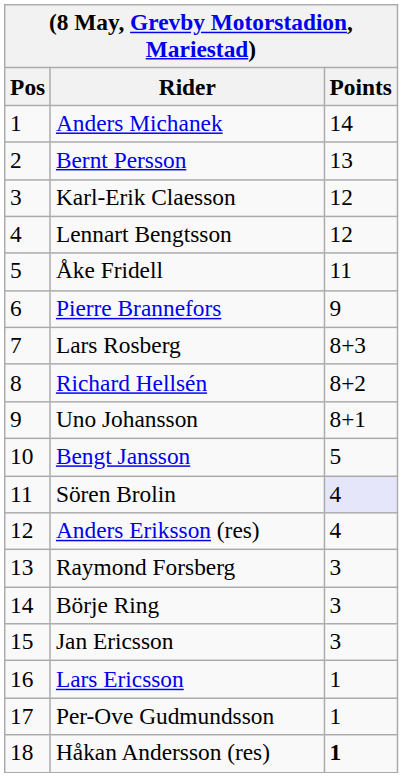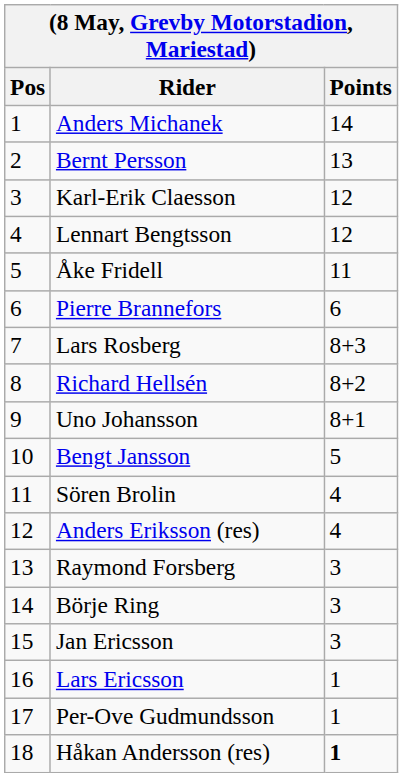(335, 308) 9 -> (335, 308) 6
(335, 493) lavender background -> (335, 493) no background
